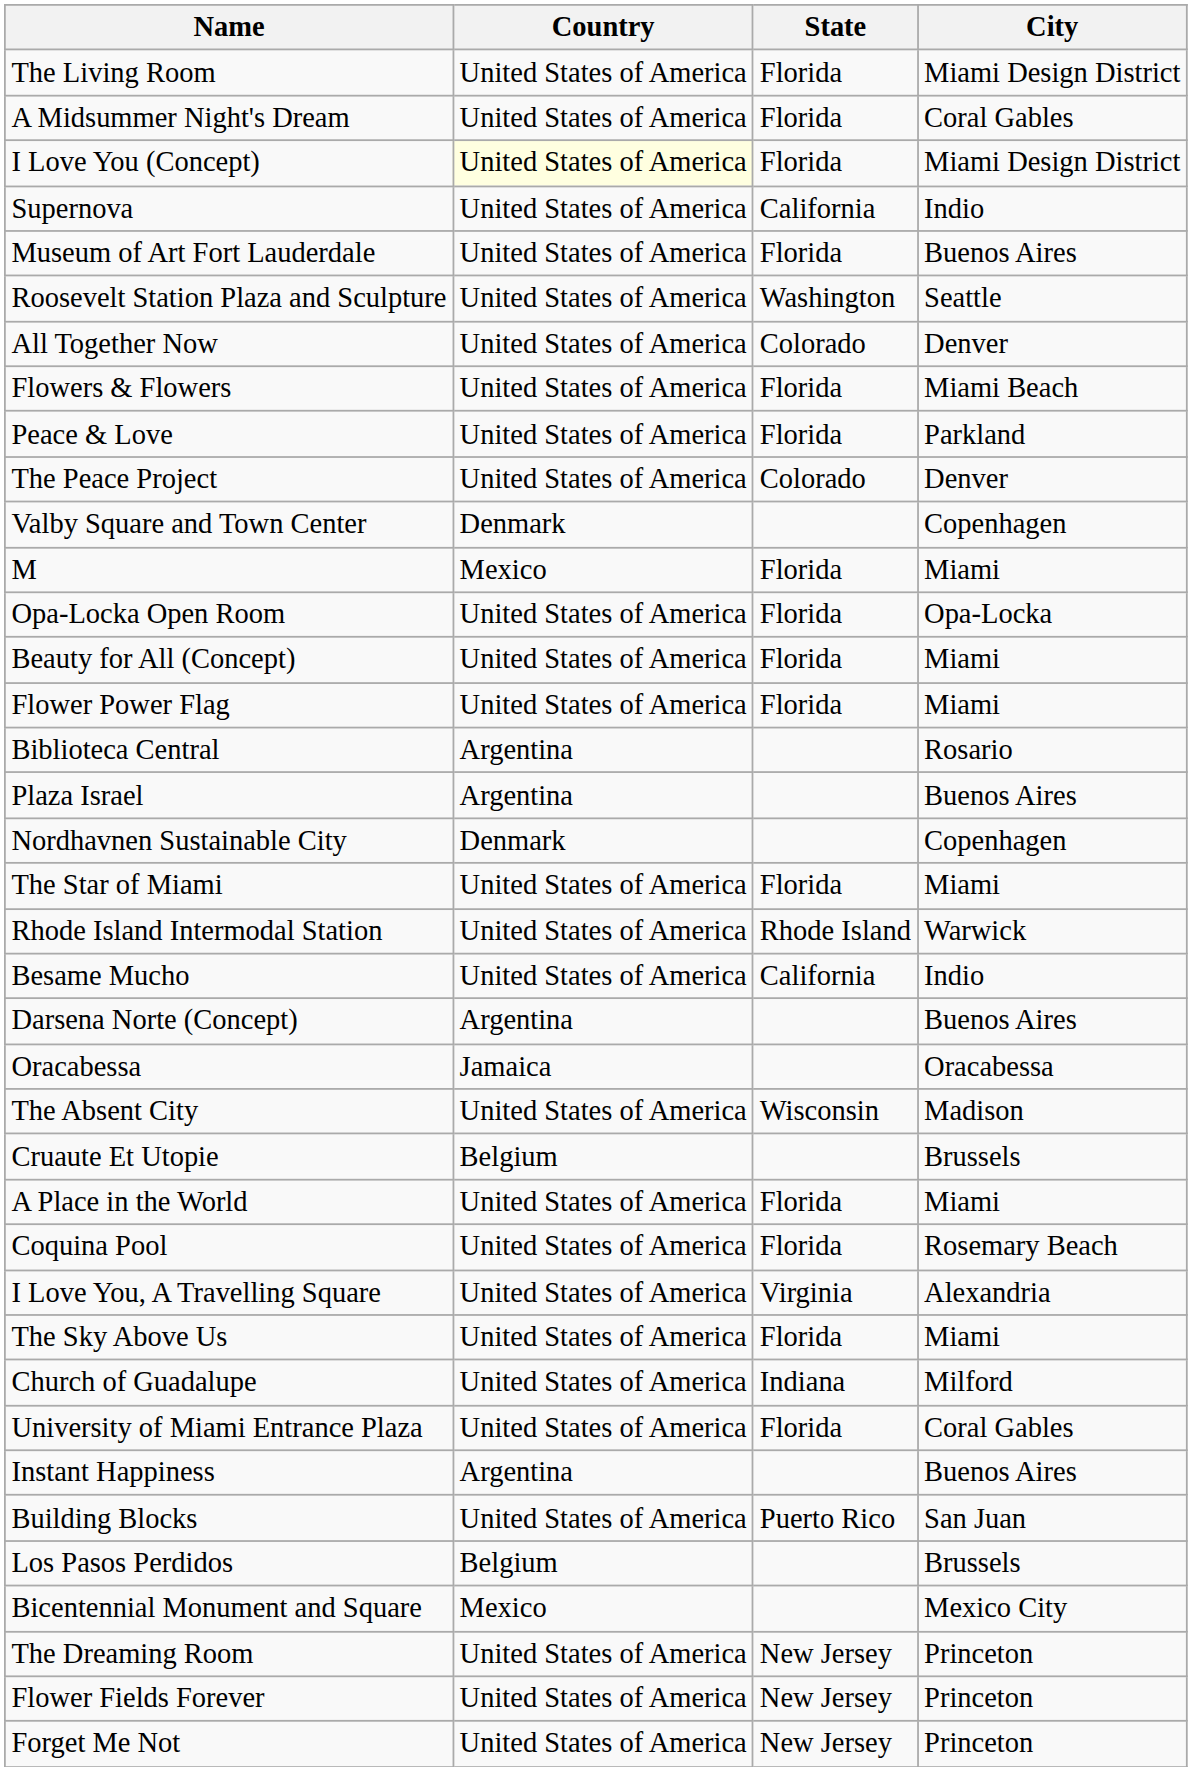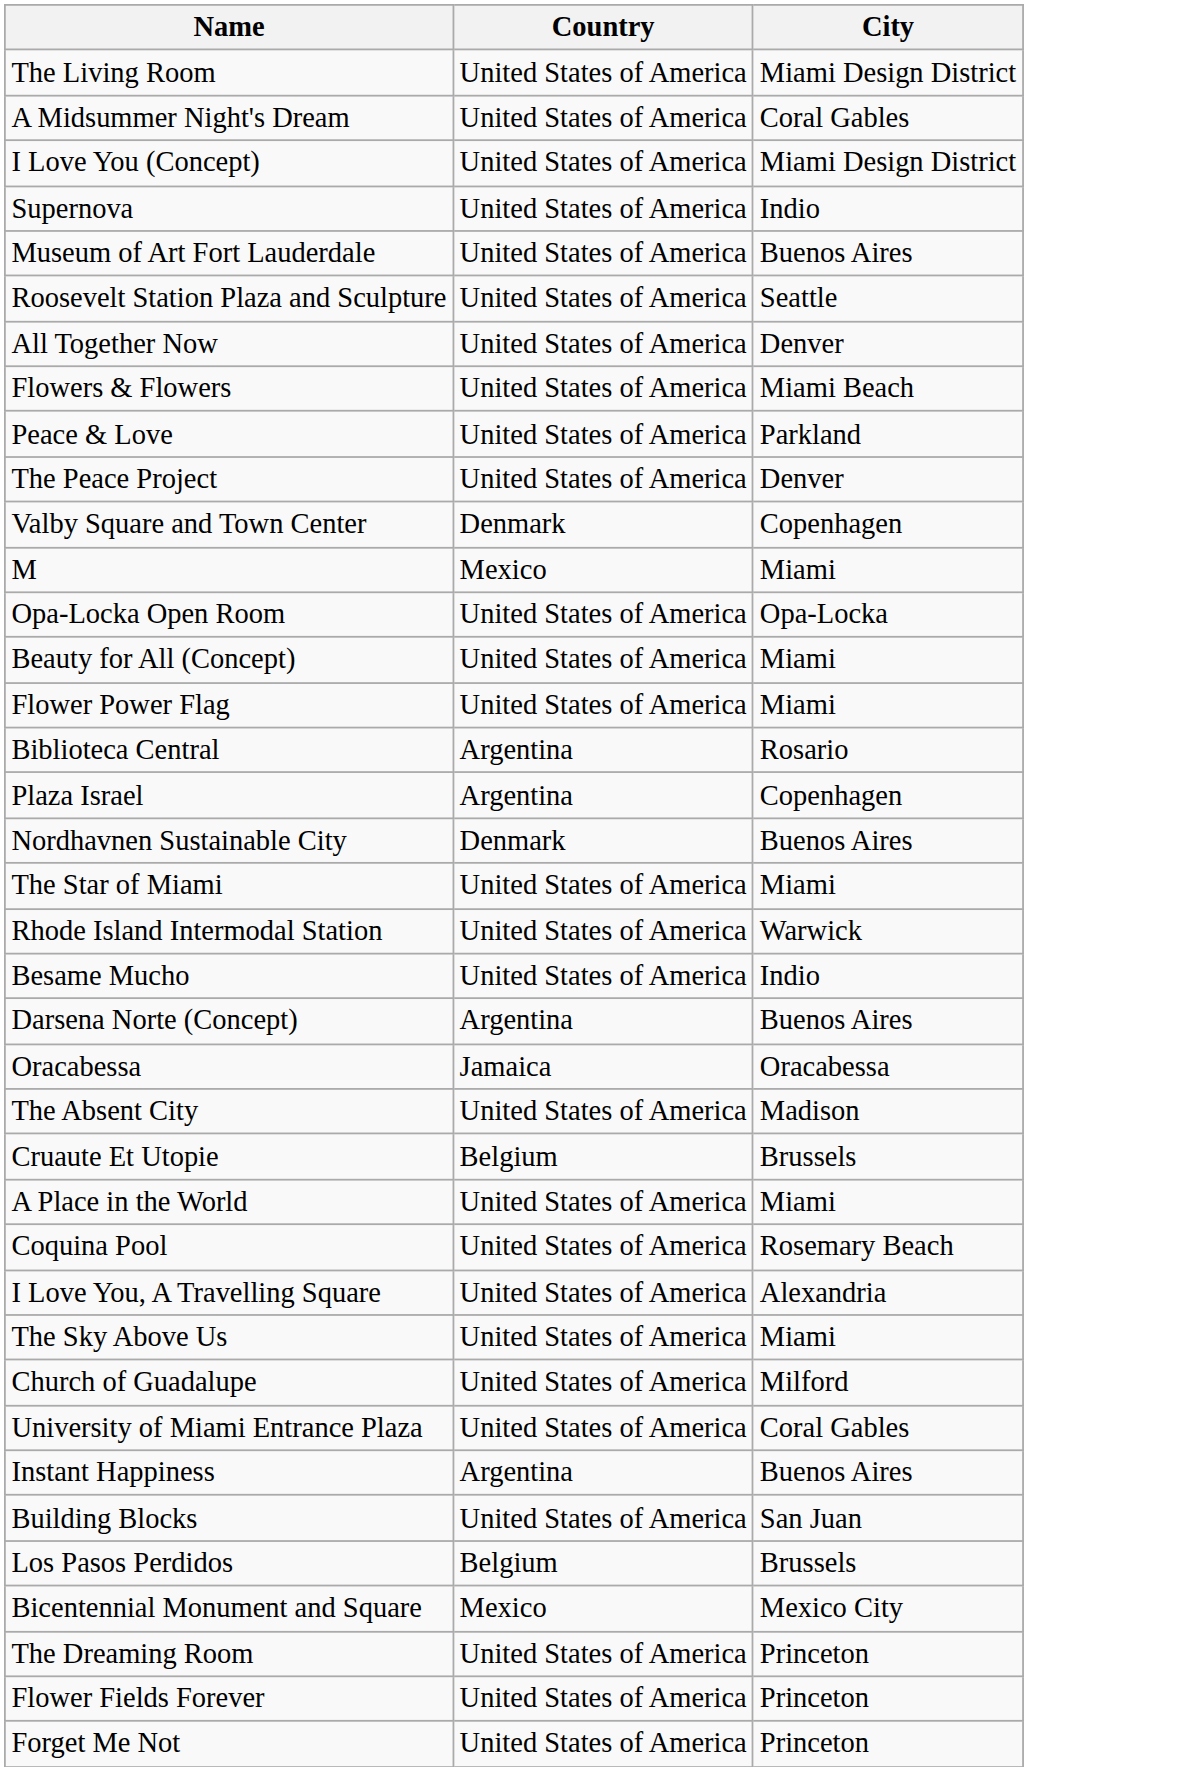- column: (835, 27)
(603, 162) lightyellow background -> (603, 162) no background
(1000, 794) Buenos Aires -> (831, 794) Copenhagen
(995, 840) Copenhagen -> (836, 840) Buenos Aires
